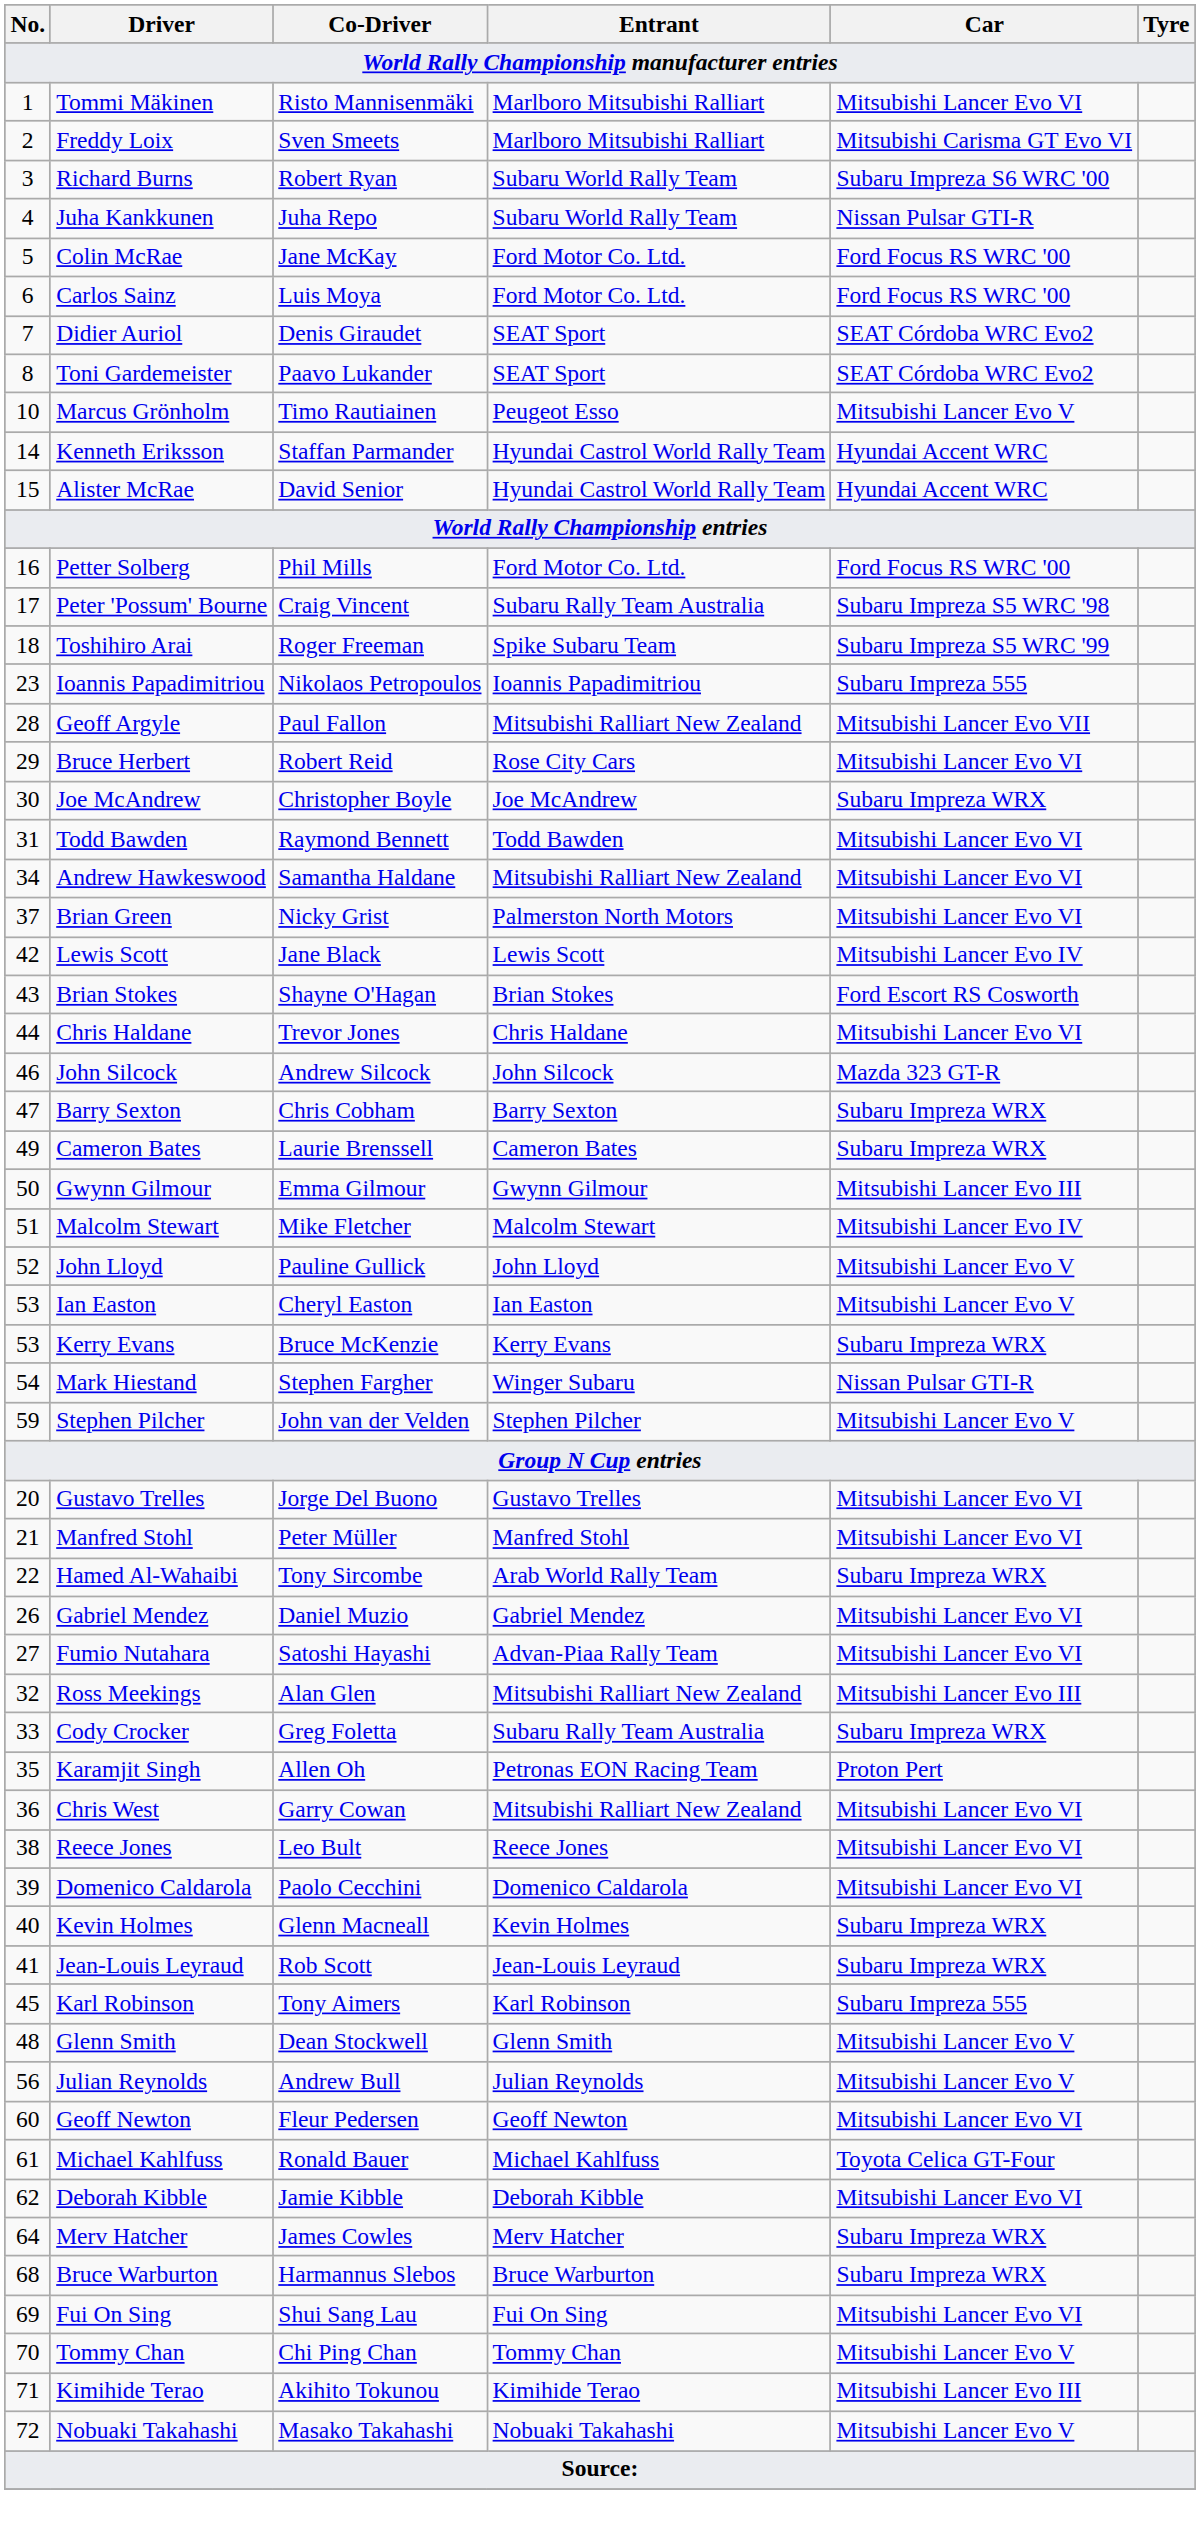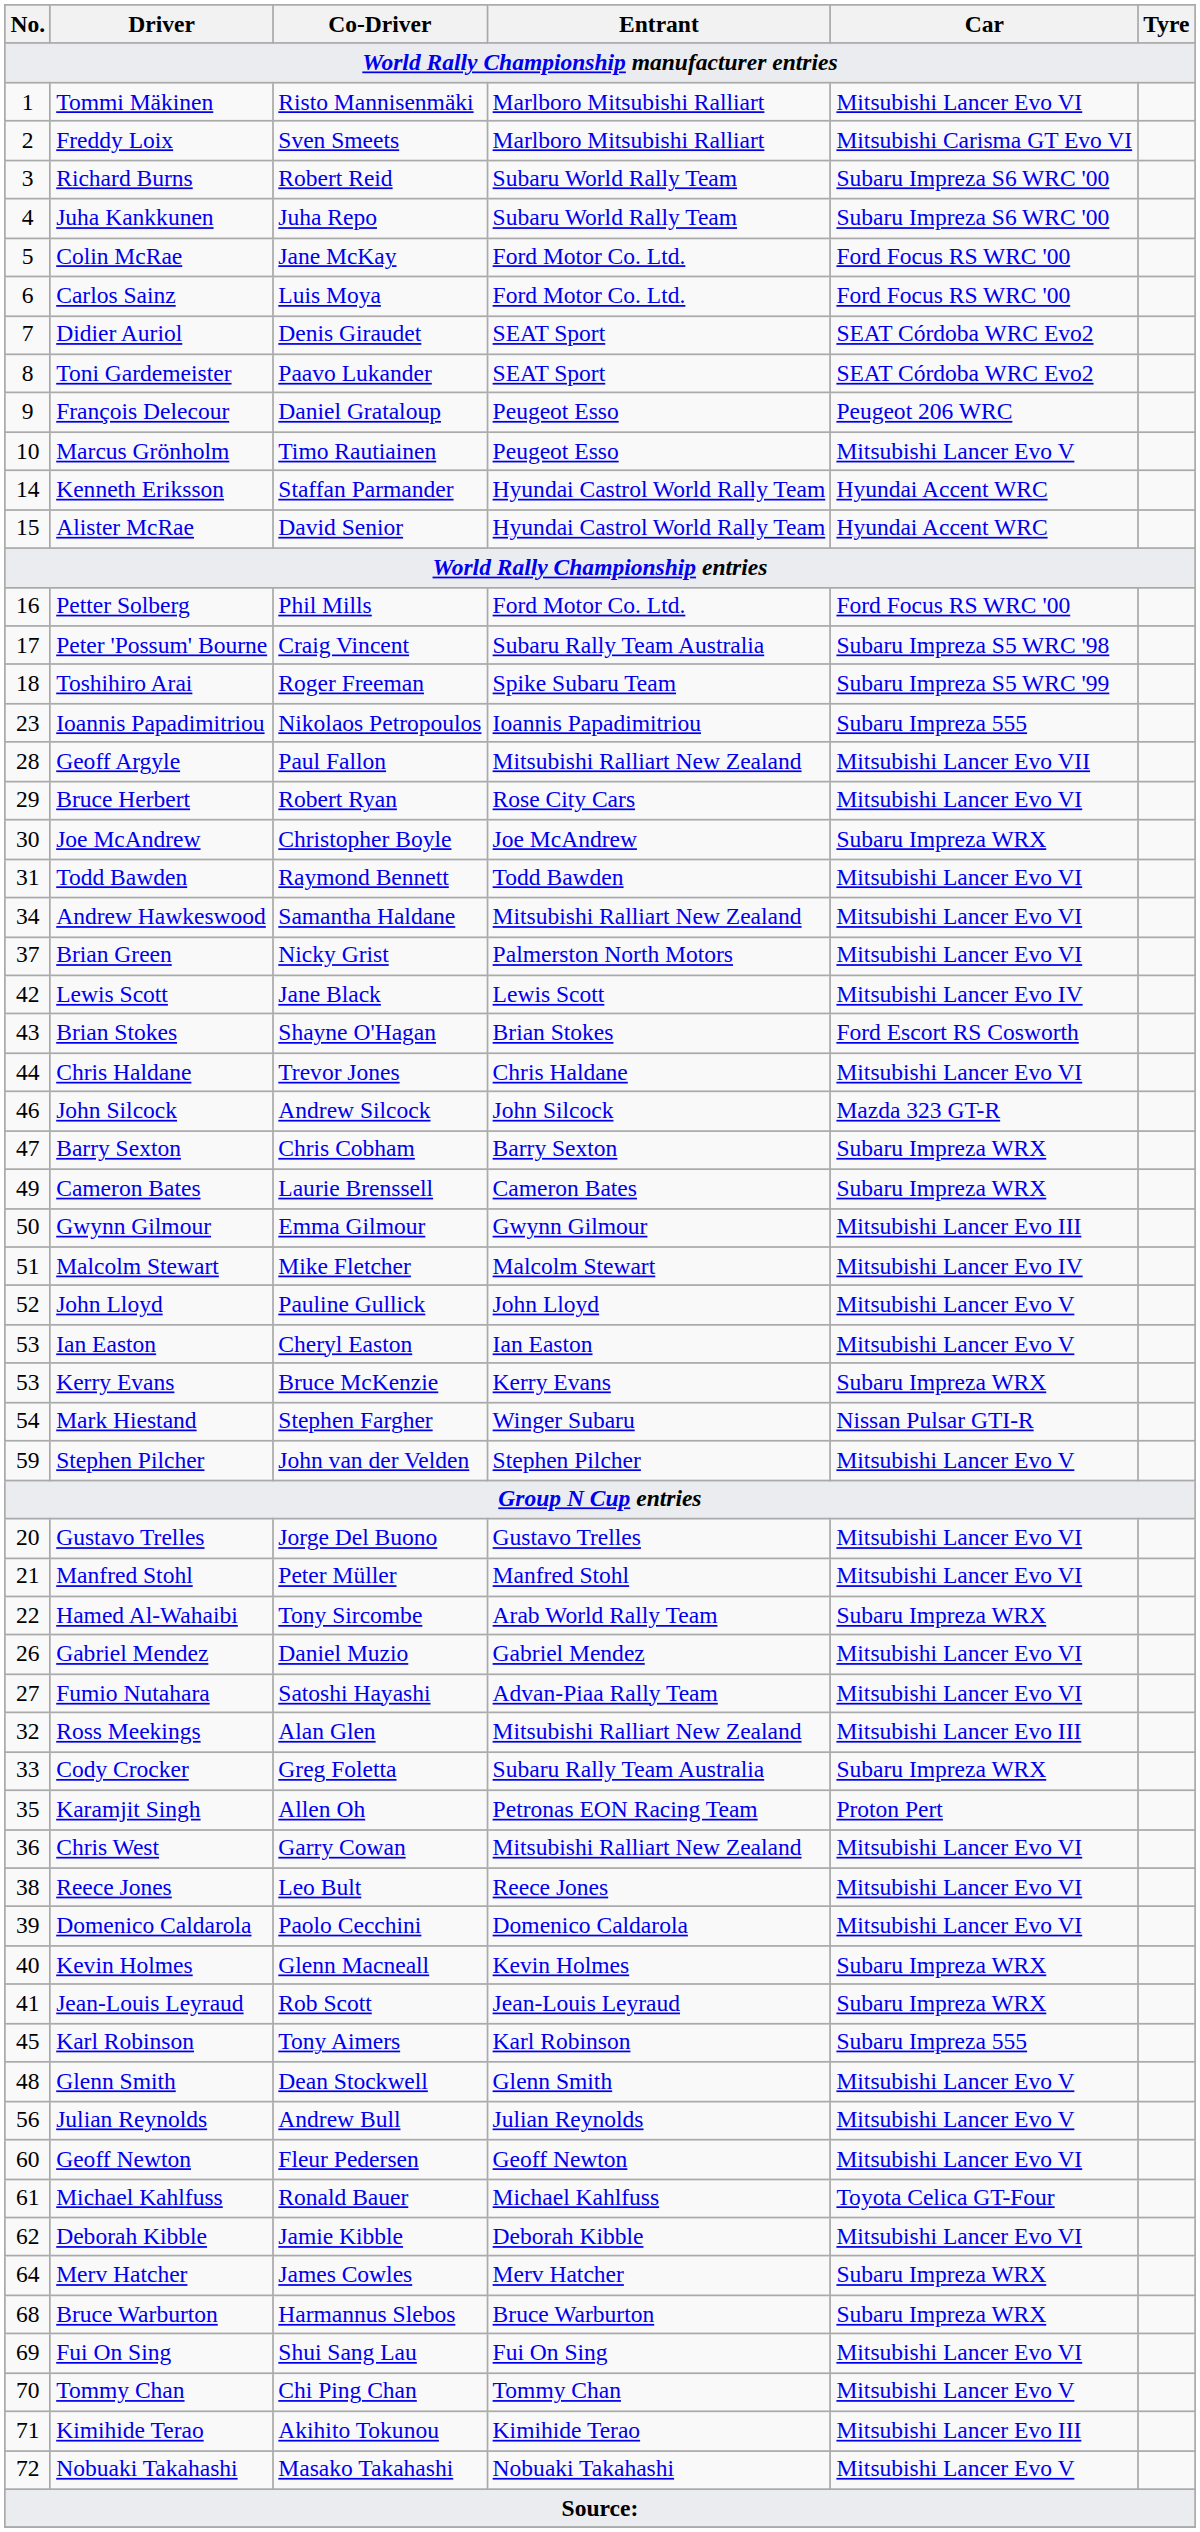(338, 178) Robert Ryan -> (335, 178) Robert Reid
(935, 217) Nissan Pulsar GTI-R -> (973, 217) Subaru Impreza S6 WRC '00
+ row: (143, 411)
(335, 761) Robert Reid -> (338, 799) Robert Ryan
